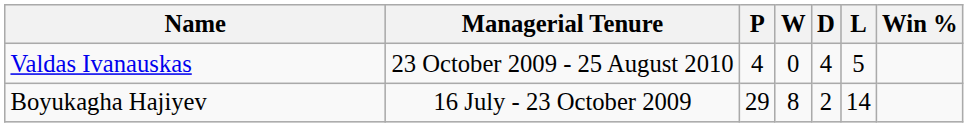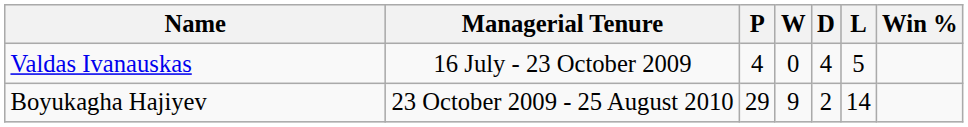(563, 63) 23 October 2009 - 25 August 2010 -> (562, 63) 16 July - 23 October 2009
(562, 102) 16 July - 23 October 2009 -> (563, 102) 23 October 2009 - 25 August 2010
(793, 102) 8 -> (793, 102) 9
